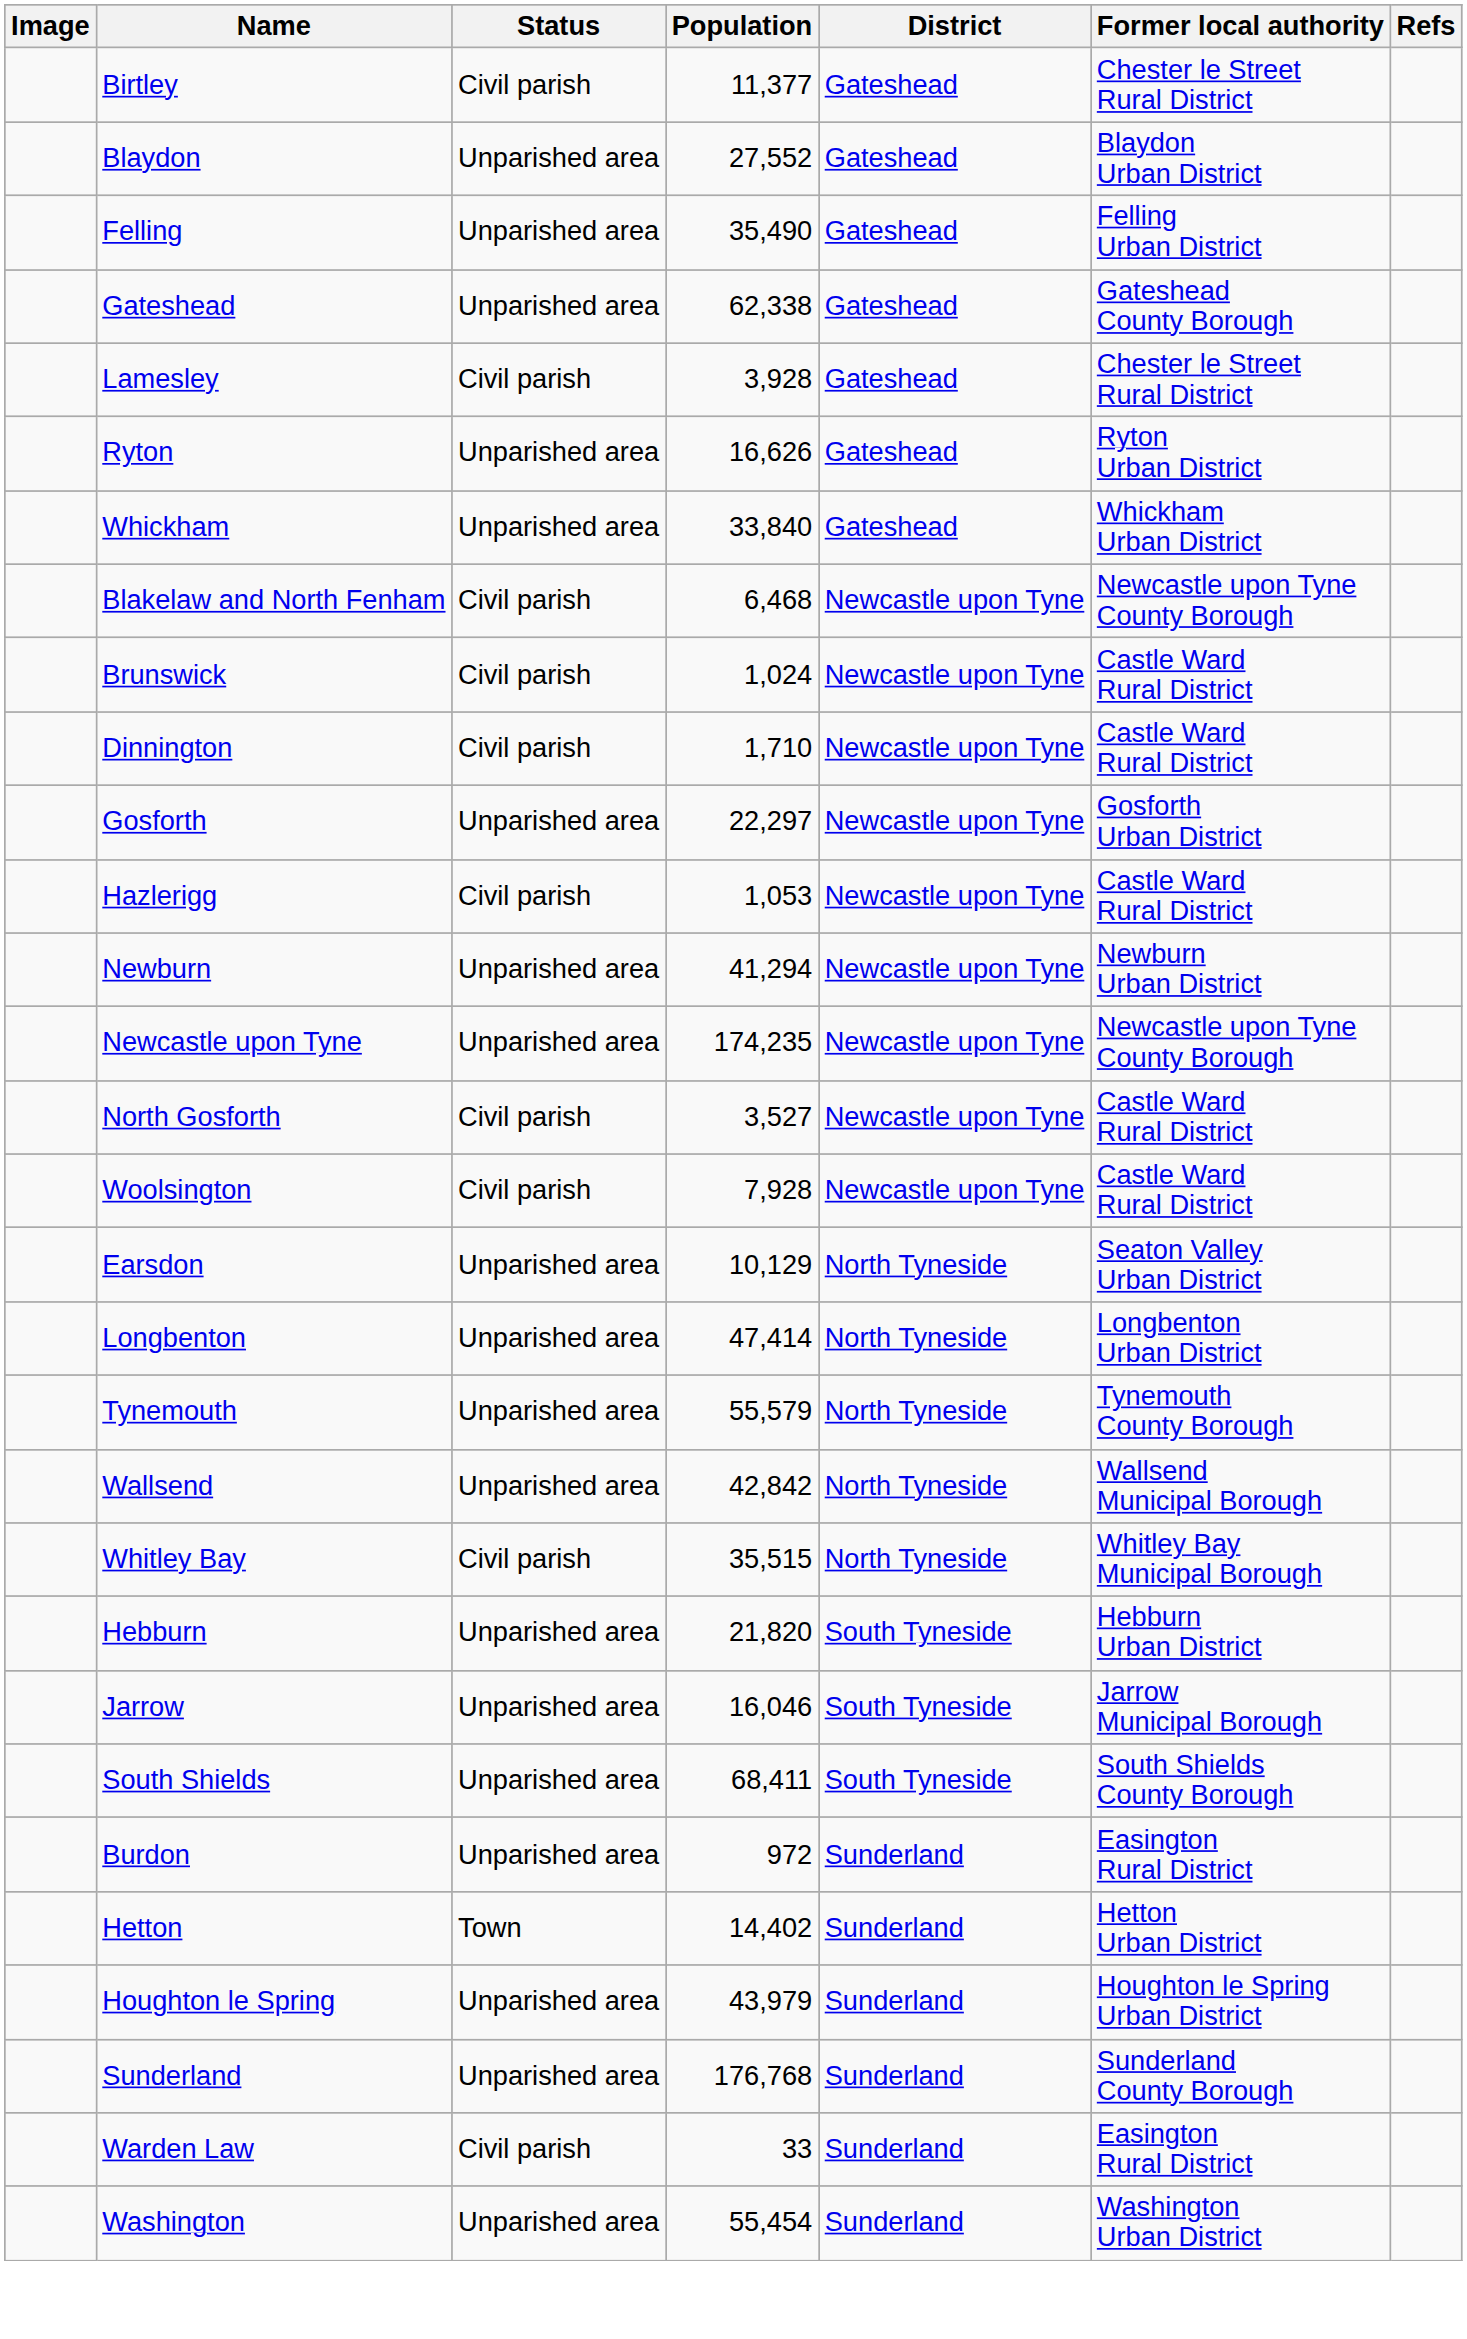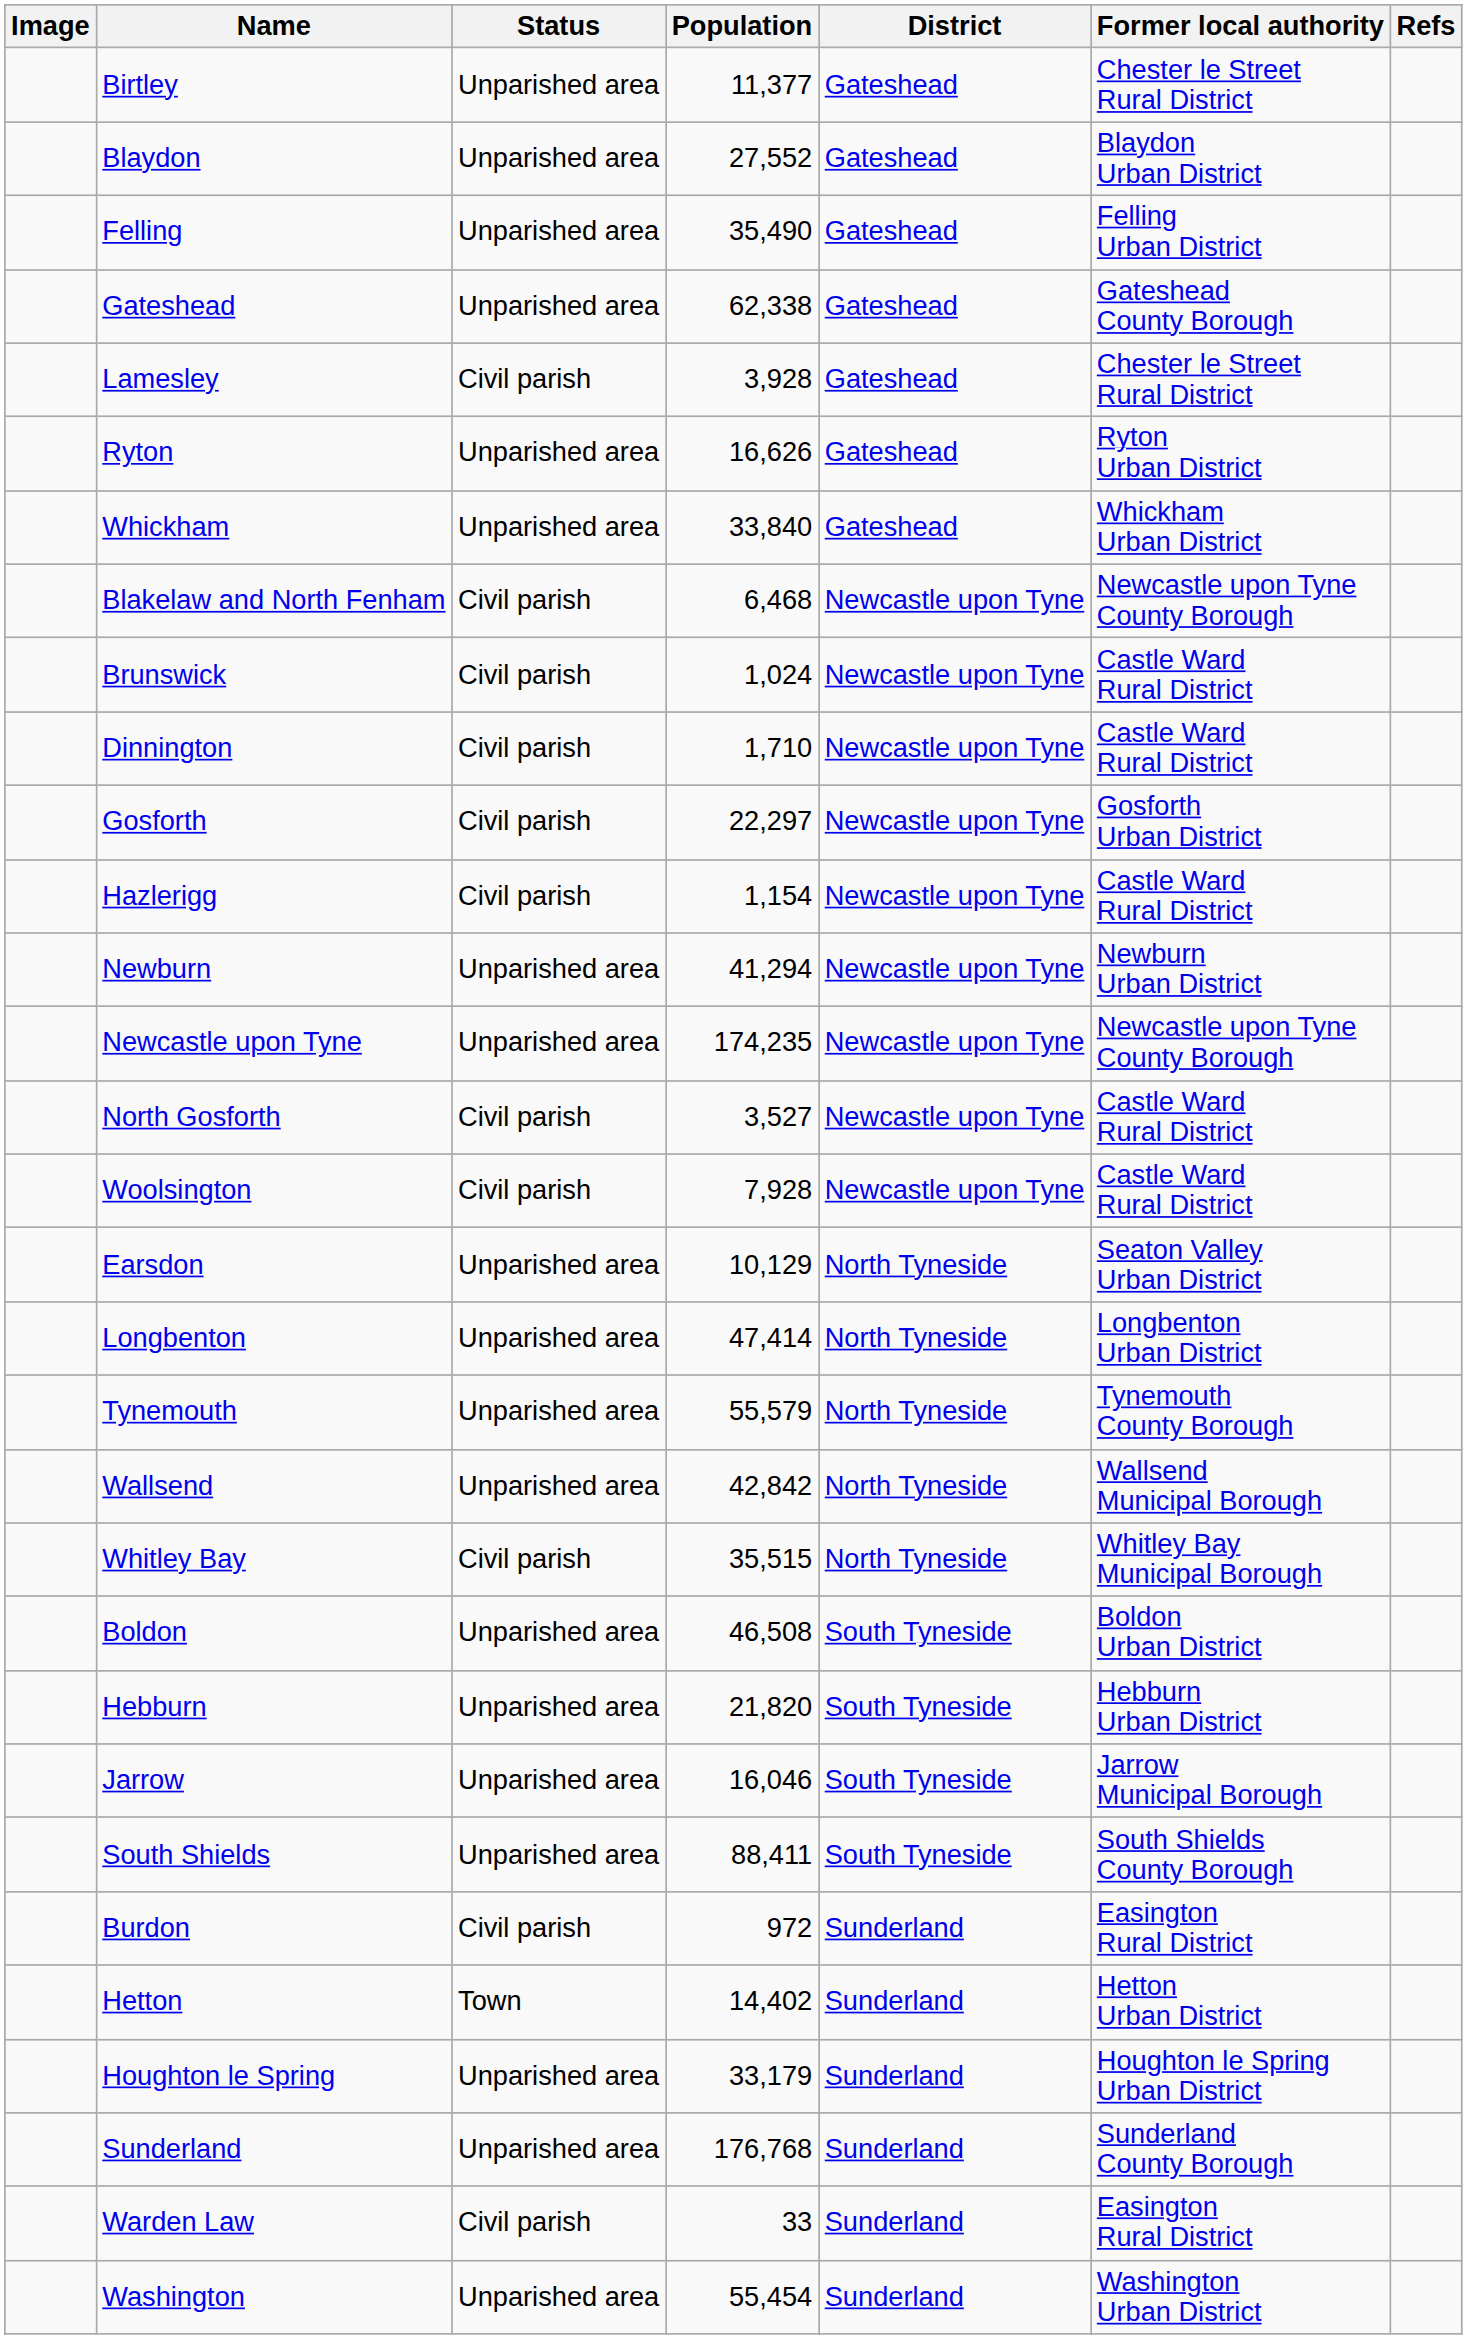(525, 84) Civil parish -> (559, 84) Unparished area
(559, 821) Unparished area -> (525, 821) Civil parish
(778, 895) 1,053 -> (778, 895) 1,154
+ row: (145, 1632)
(772, 1780) 68,411 -> (772, 1854) 88,411
(559, 1854) Unparished area -> (525, 1927) Civil parish
(771, 2001) 43,979 -> (771, 2075) 33,179
